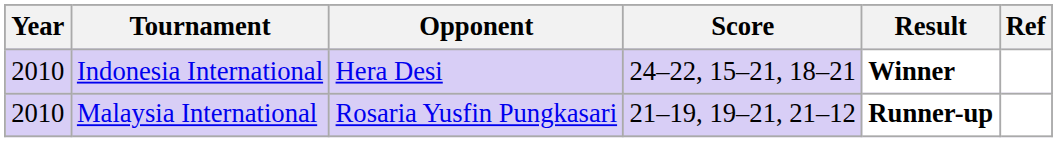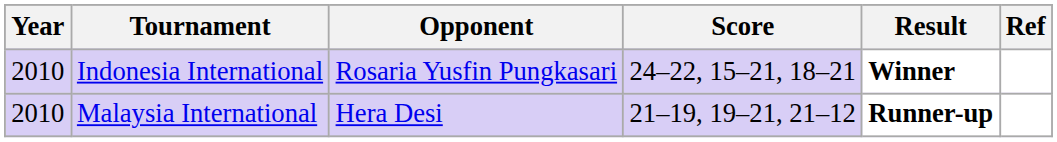(389, 70) Hera Desi -> (476, 70) Rosaria Yusfin Pungkasari
(476, 114) Rosaria Yusfin Pungkasari -> (389, 114) Hera Desi
